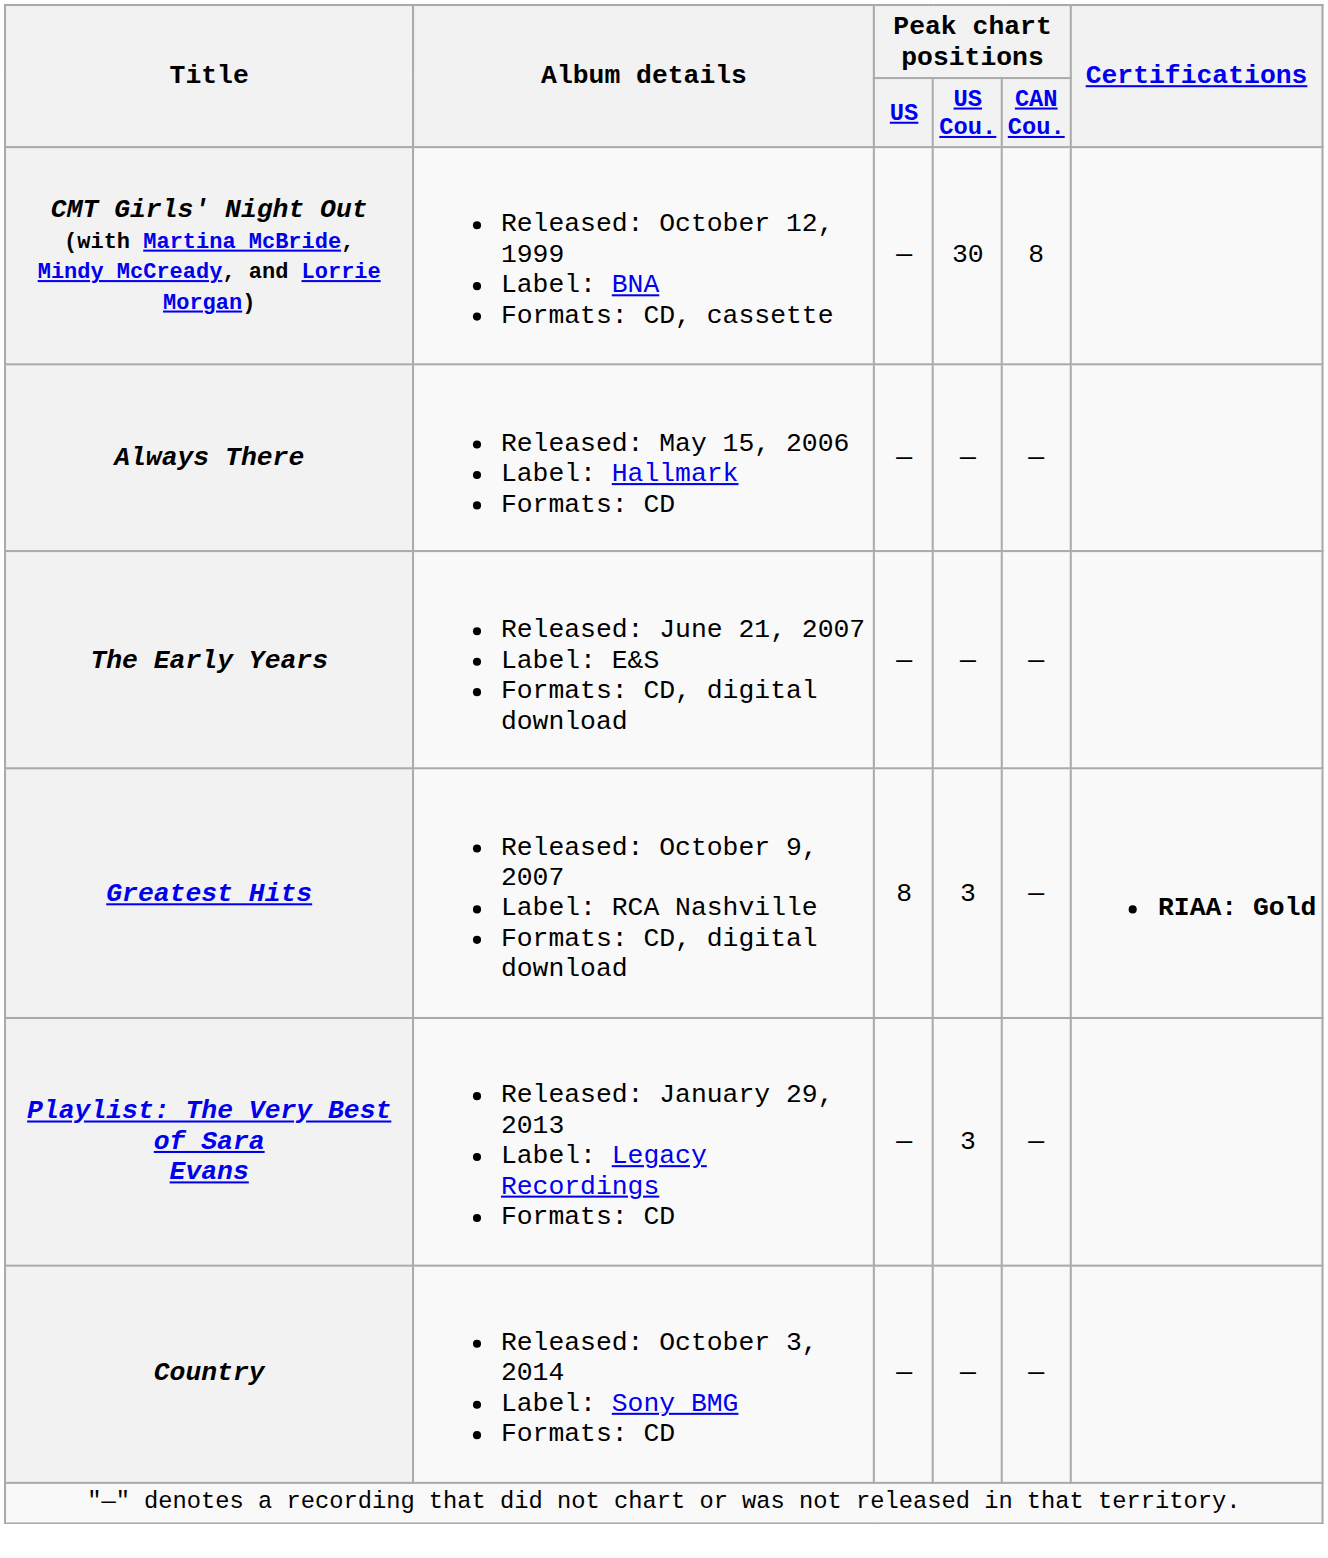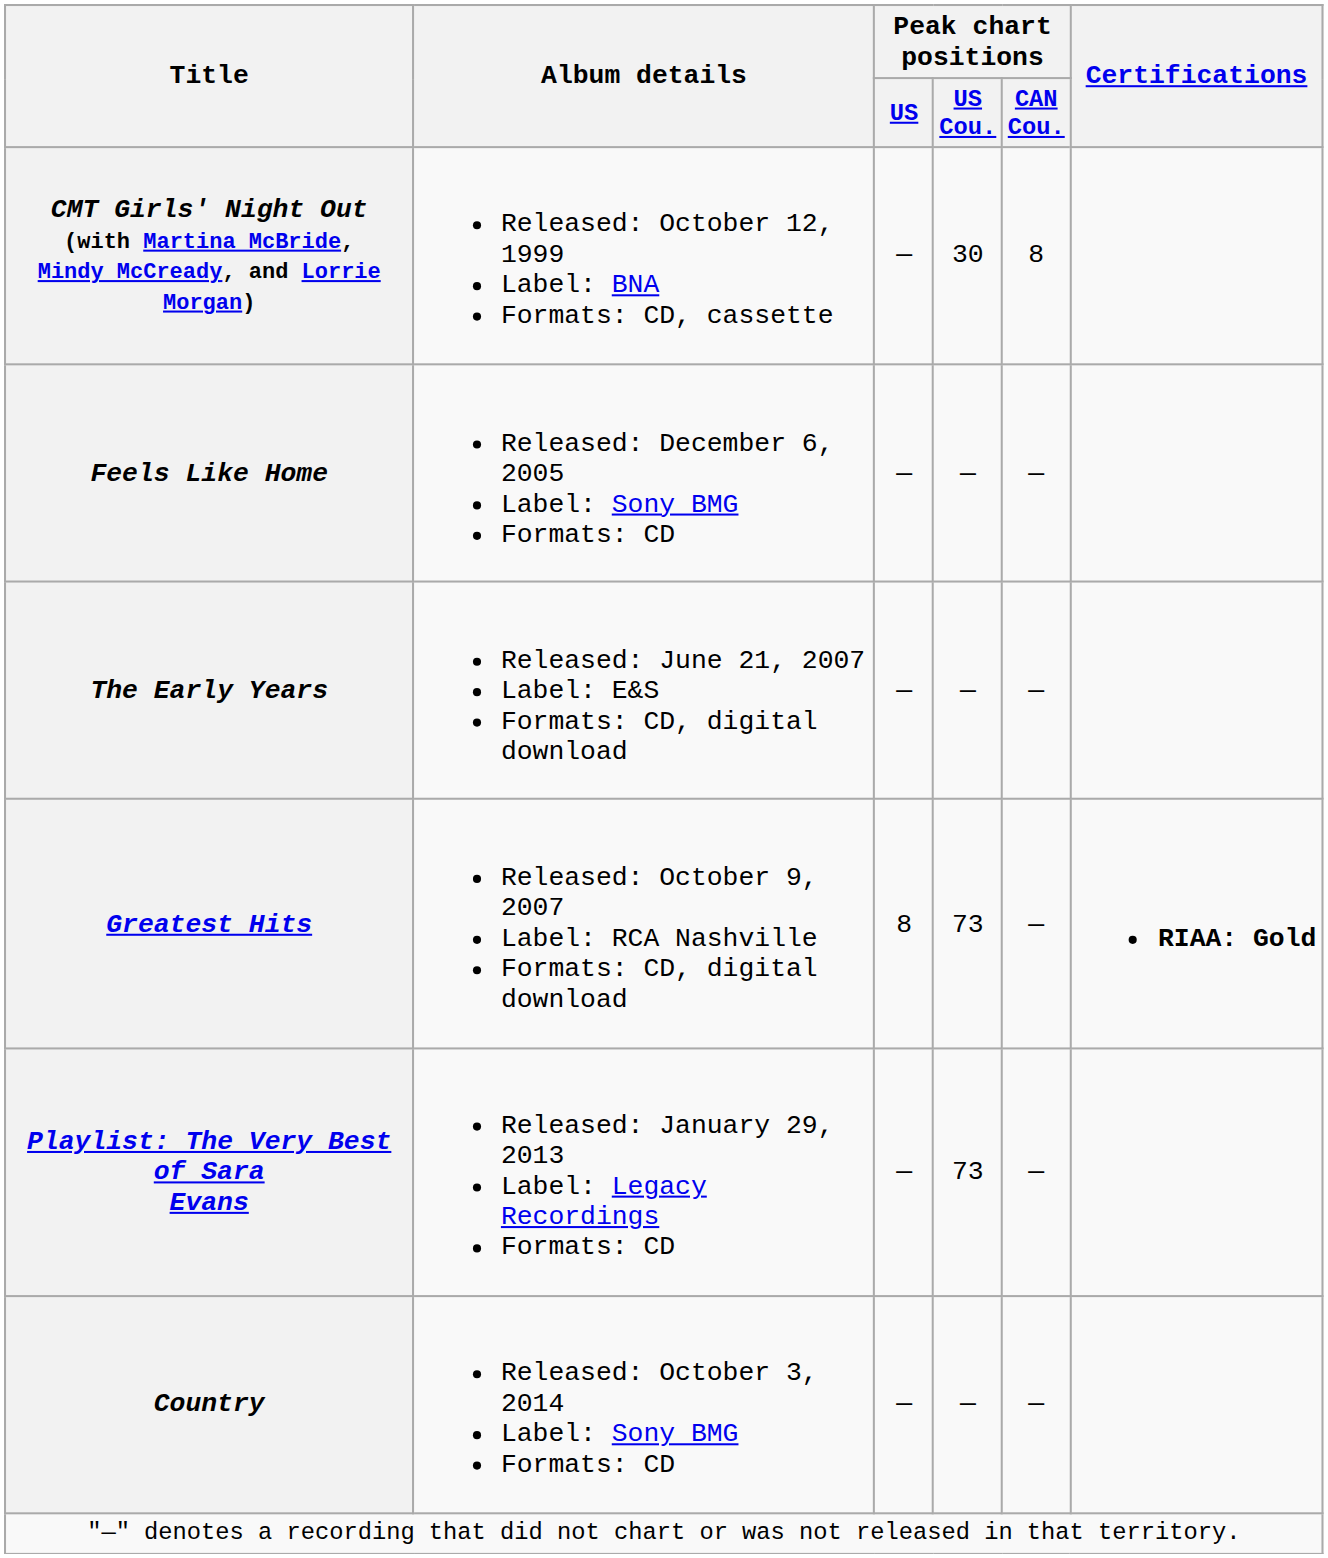+ row: (209, 473)
- row: (209, 458)
(968, 893) 3 -> (968, 924) 73
(968, 1141) 3 -> (968, 1172) 73
